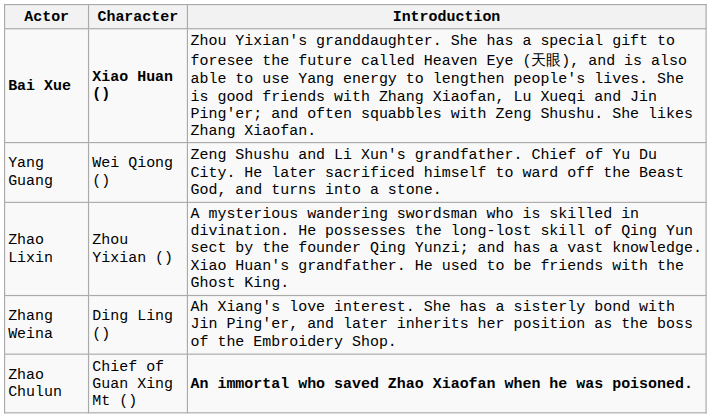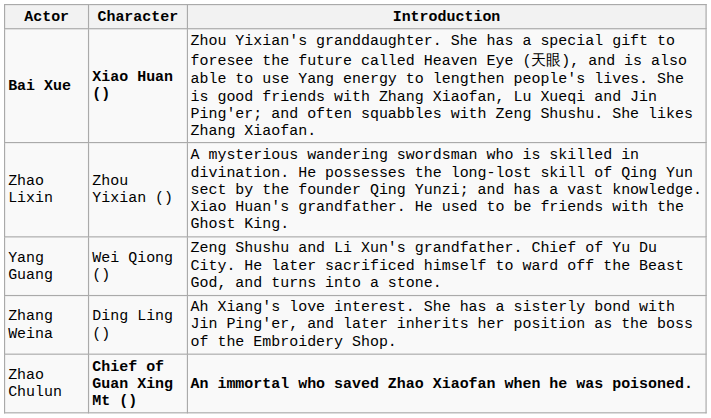rows swapped: (31, 249) <-> (31, 172)
(133, 384) normal -> (133, 384) bold
